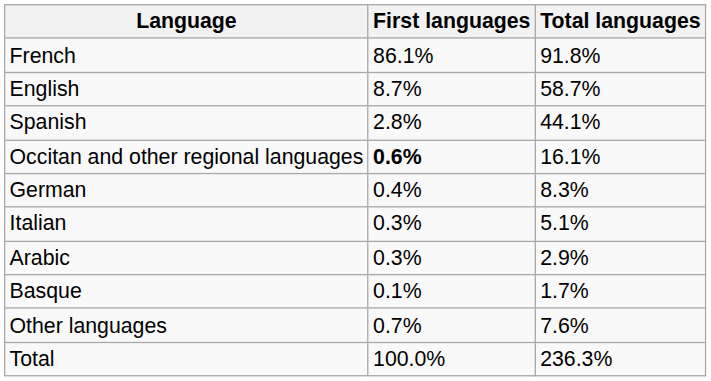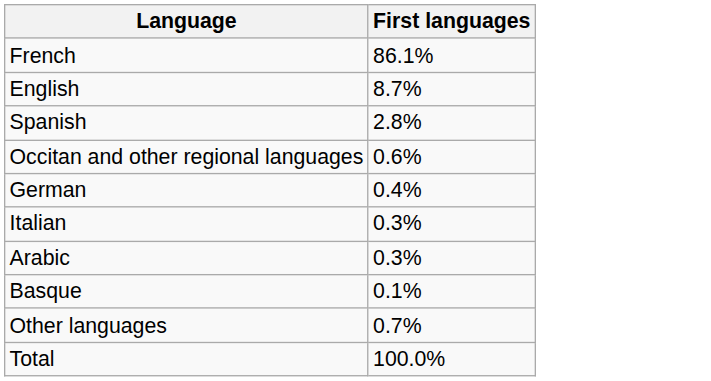- column: (620, 21)
(397, 156) bold -> (397, 156) normal
